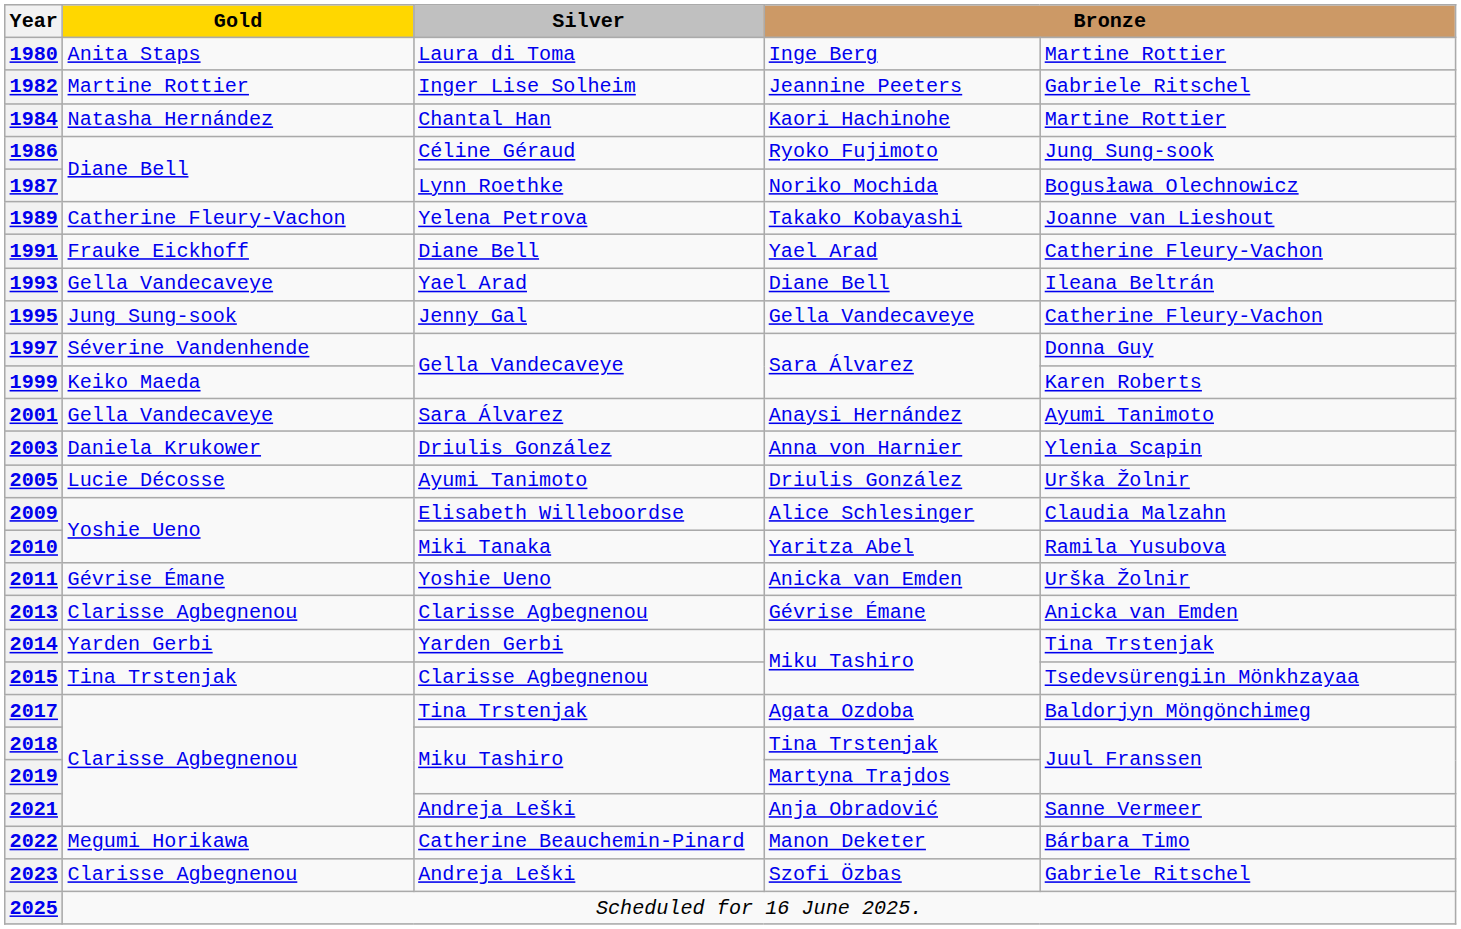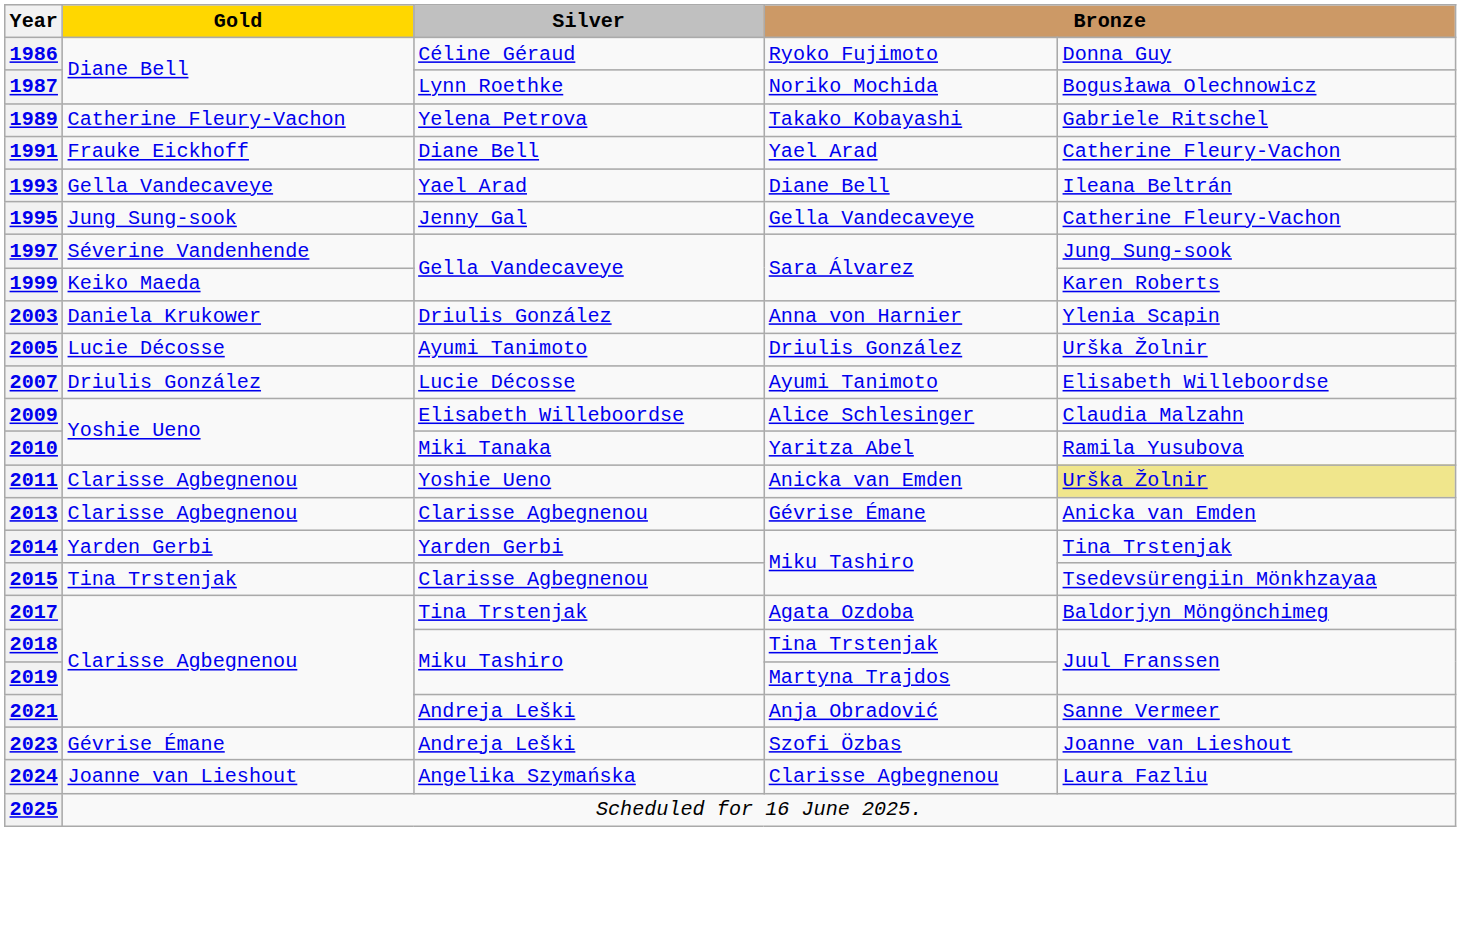- row: (34, 54)
- row: (34, 87)
- row: (34, 120)
(1129, 153) Jung Sung-sook -> (1117, 54) Donna Guy
(1160, 218) Joanne van Lieshout -> (1165, 120) Gabriele Ritschel
(1099, 350) Donna Guy -> (1147, 251) Jung Sung-sook
- row: (34, 415)
+ row: (34, 382)
(146, 579) Gévrise Émane -> (182, 481) Clarisse Agbegnenou
(1117, 579) no background -> (1135, 481) khaki background
- row: (34, 842)
(182, 875) Clarisse Agbegnenou -> (146, 744) Gévrise Émane
(1147, 875) Gabriele Ritschel -> (1177, 744) Joanne van Lieshout
+ row: (34, 777)
